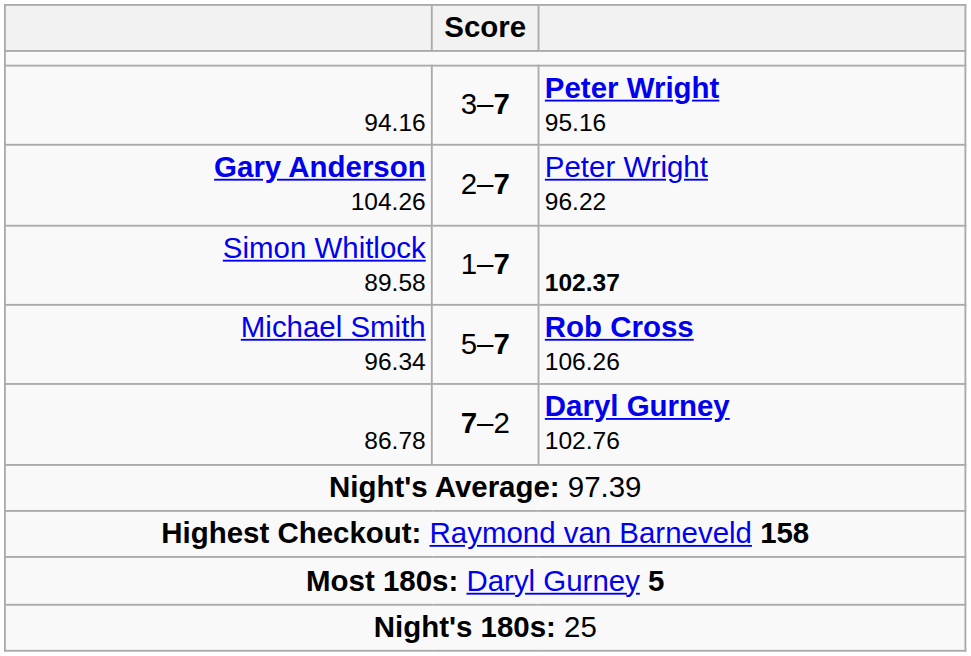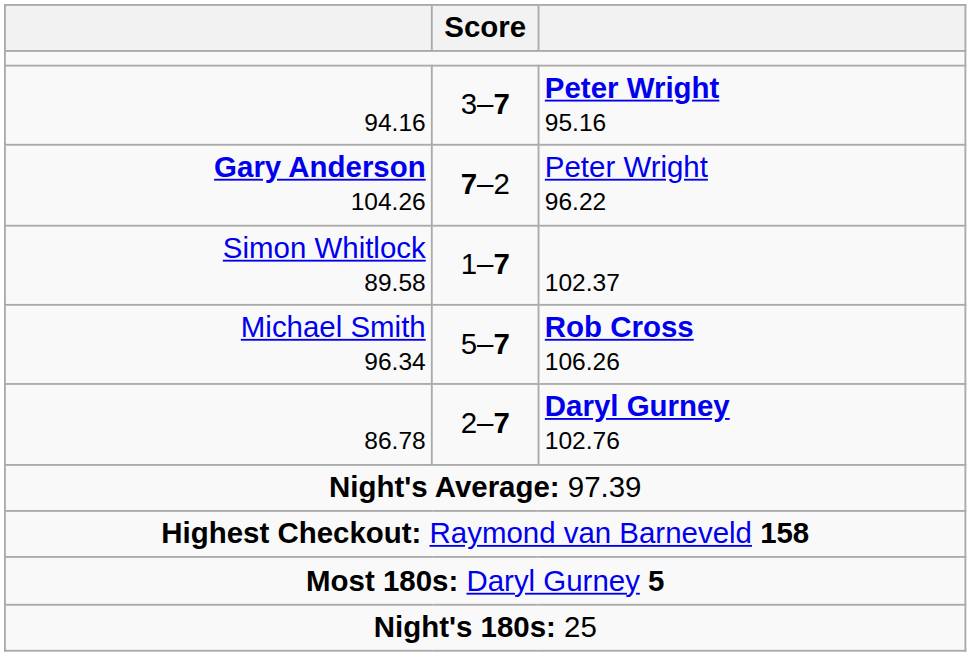(485, 184) 2–7 -> (485, 184) 7–2
(582, 280) bold -> (582, 282) normal
(485, 423) 7–2 -> (485, 423) 2–7
